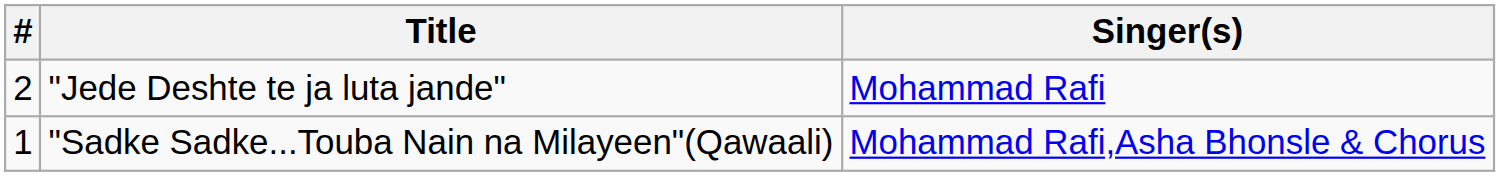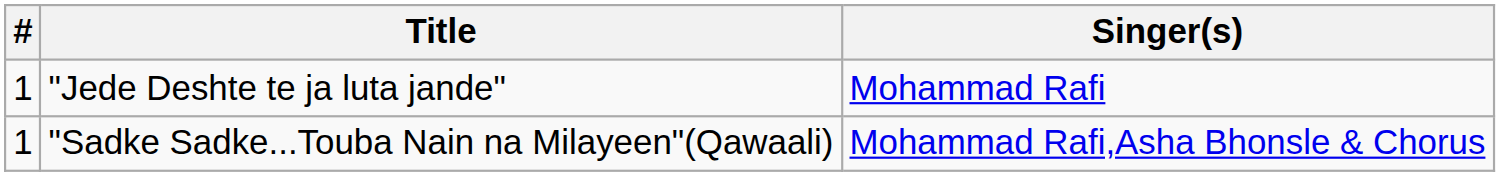(23, 87) 2 -> (23, 87) 1
